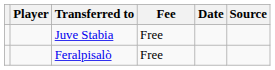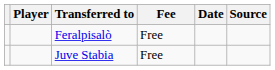rows swapped: (83, 55) <-> (84, 34)
